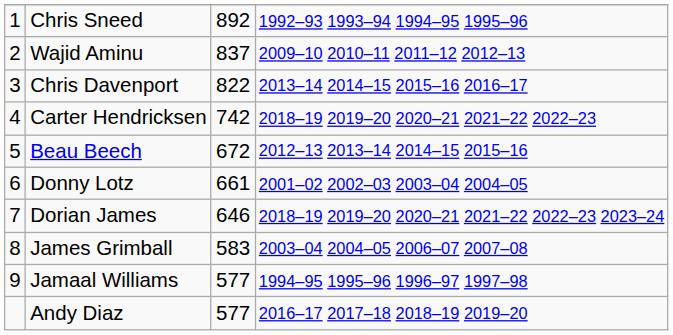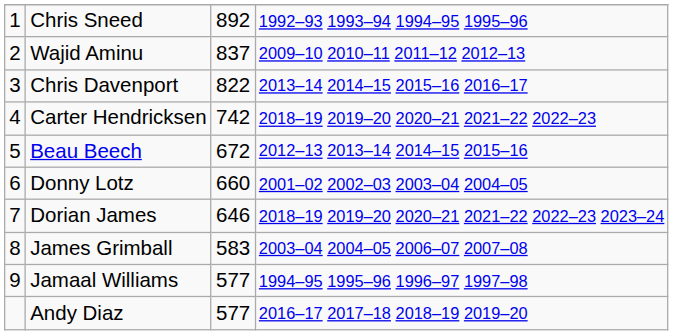(233, 183) 661 -> (233, 183) 660
